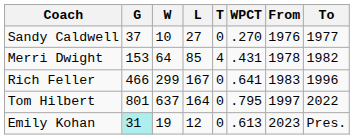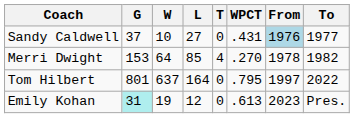(246, 37) .270 -> (246, 37) .431
(284, 37) no background -> (284, 37) lightblue background
(246, 59) .431 -> (246, 59) .270
- row: (51, 80)
